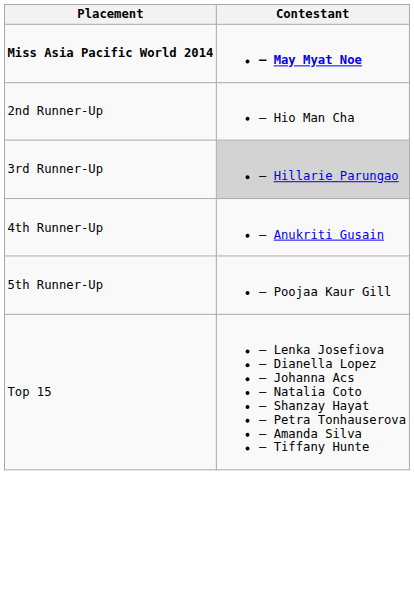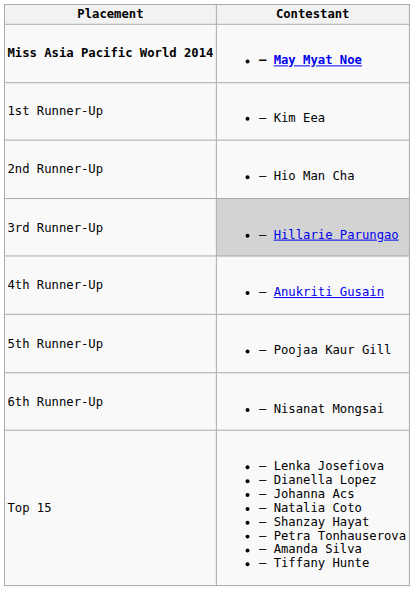+ row: (55, 112)
+ row: (55, 402)
